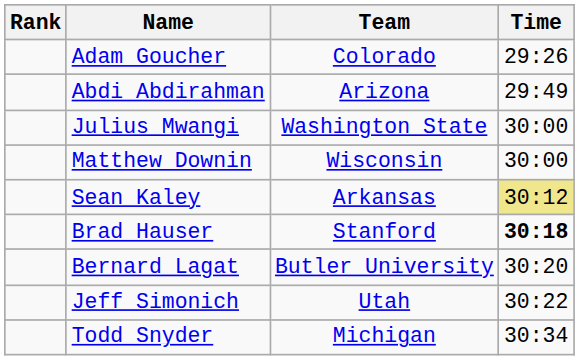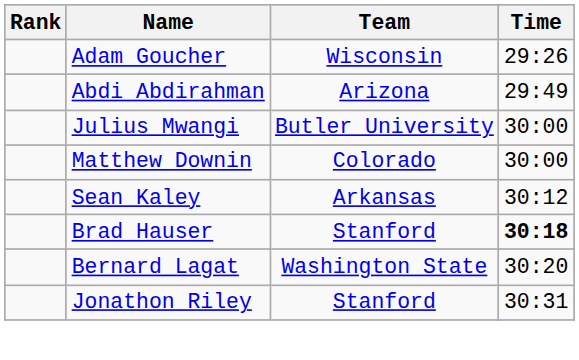(384, 57) Colorado -> (384, 57) Wisconsin
(384, 127) Washington State -> (384, 127) Butler University
(384, 162) Wisconsin -> (384, 162) Colorado
(536, 197) khaki background -> (536, 197) no background
(384, 267) Butler University -> (384, 267) Washington State
- row: (155, 302)
+ row: (162, 302)
- row: (142, 337)
